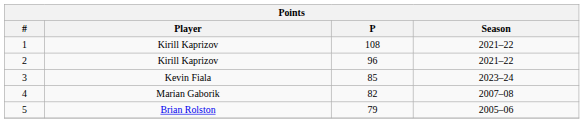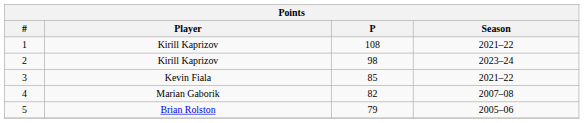(372, 61) 96 -> (372, 61) 98
(496, 61) 2021–22 -> (496, 61) 2023–24
(496, 77) 2023–24 -> (496, 77) 2021–22
